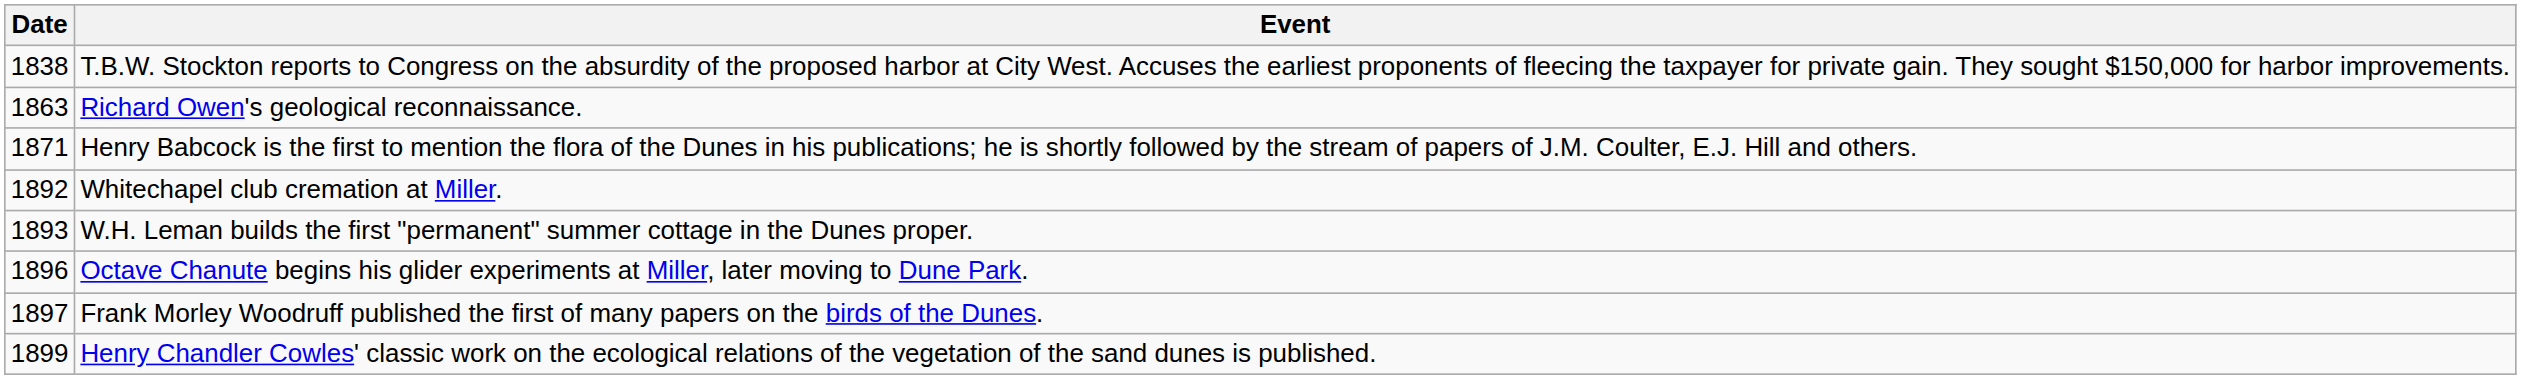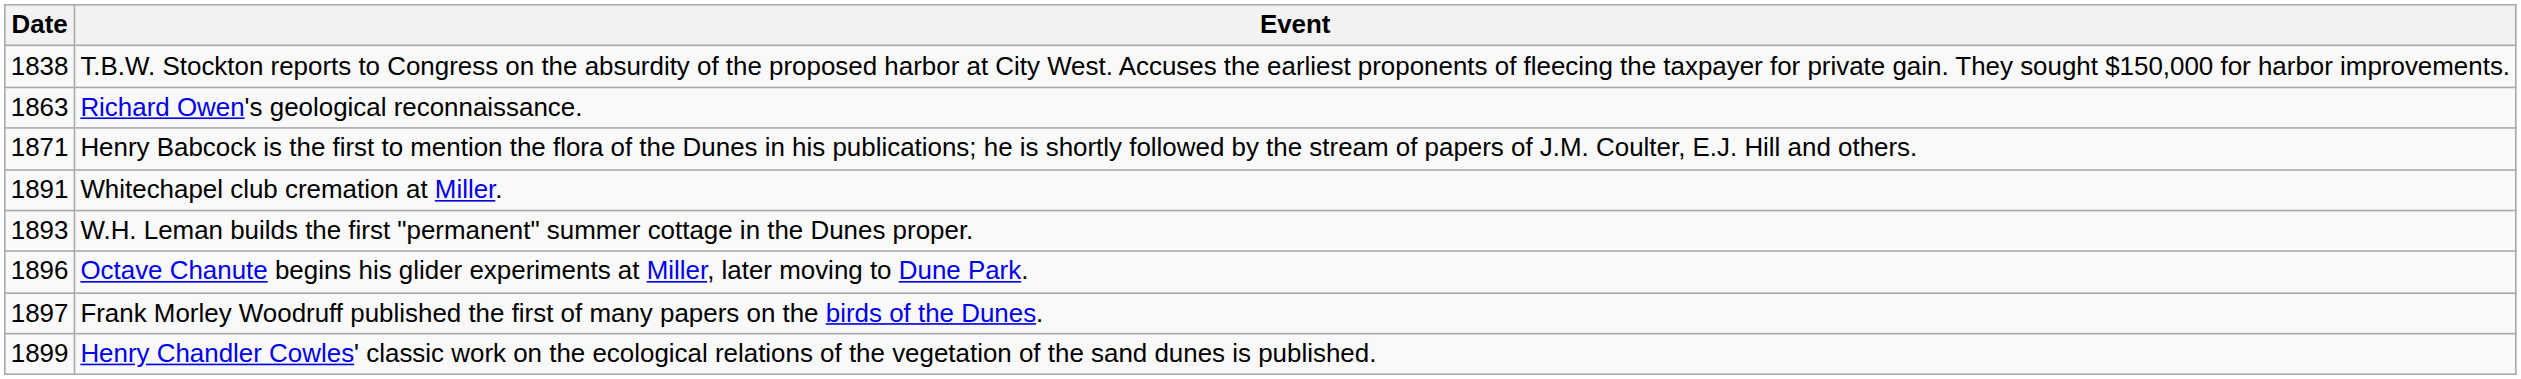(40, 189) 1892 -> (40, 189) 1891
